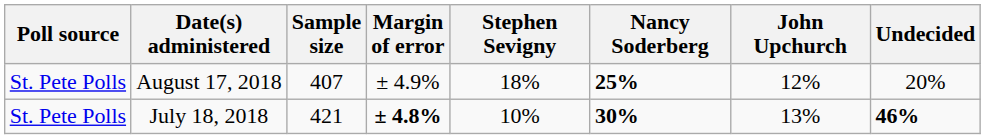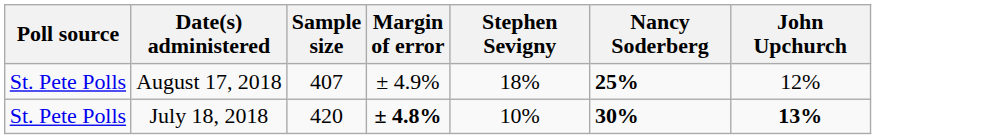- column: (925, 34)
(327, 116) 421 -> (327, 116) 420
(800, 116) normal -> (800, 116) bold
